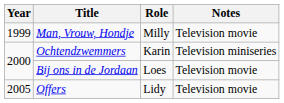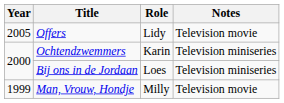rows swapped: (51, 88) <-> (85, 32)
(216, 70) Television movie -> (226, 70) Television miniseries
